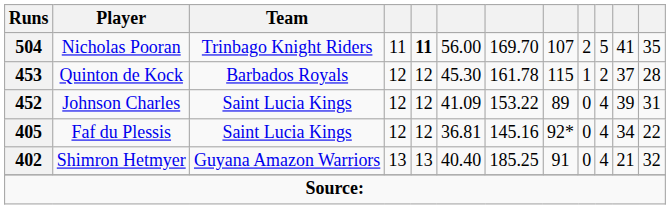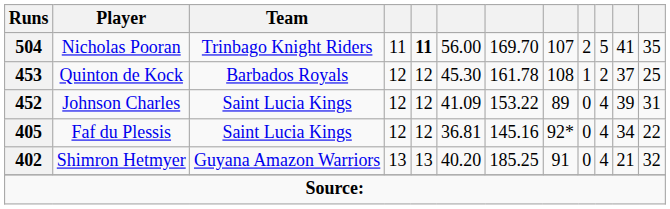(560, 75) 115 -> (560, 75) 108
(652, 75) 28 -> (652, 75) 25
(461, 160) 40.40 -> (461, 160) 40.20
